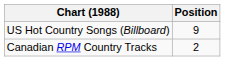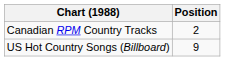rows swapped: (82, 47) <-> (88, 30)
